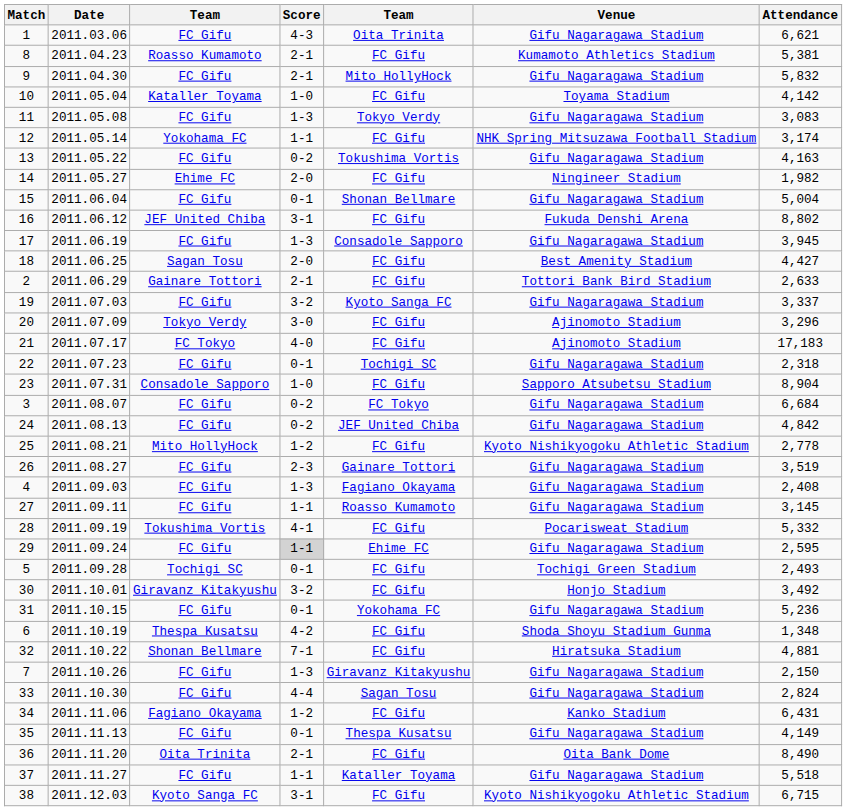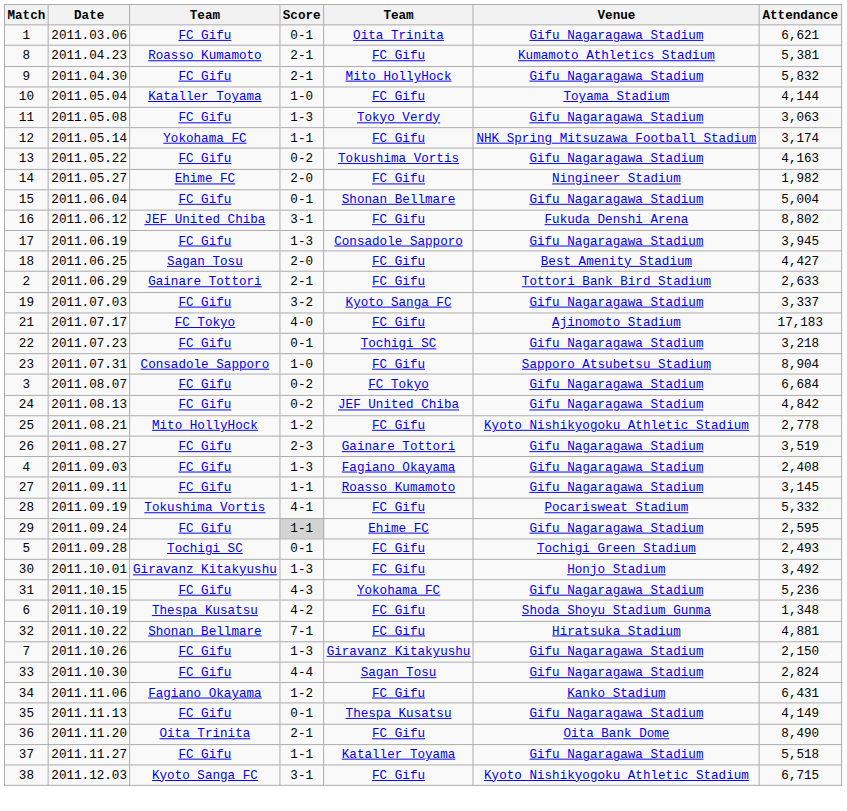(302, 35) 4-3 -> (302, 35) 0-1
(800, 97) 4,142 -> (800, 97) 4,144
(800, 118) 3,083 -> (800, 118) 3,063
- row: (26, 323)
(800, 364) 2,318 -> (800, 344) 3,218
(302, 590) 3-2 -> (302, 570) 1-3
(302, 611) 0-1 -> (302, 590) 4-3
